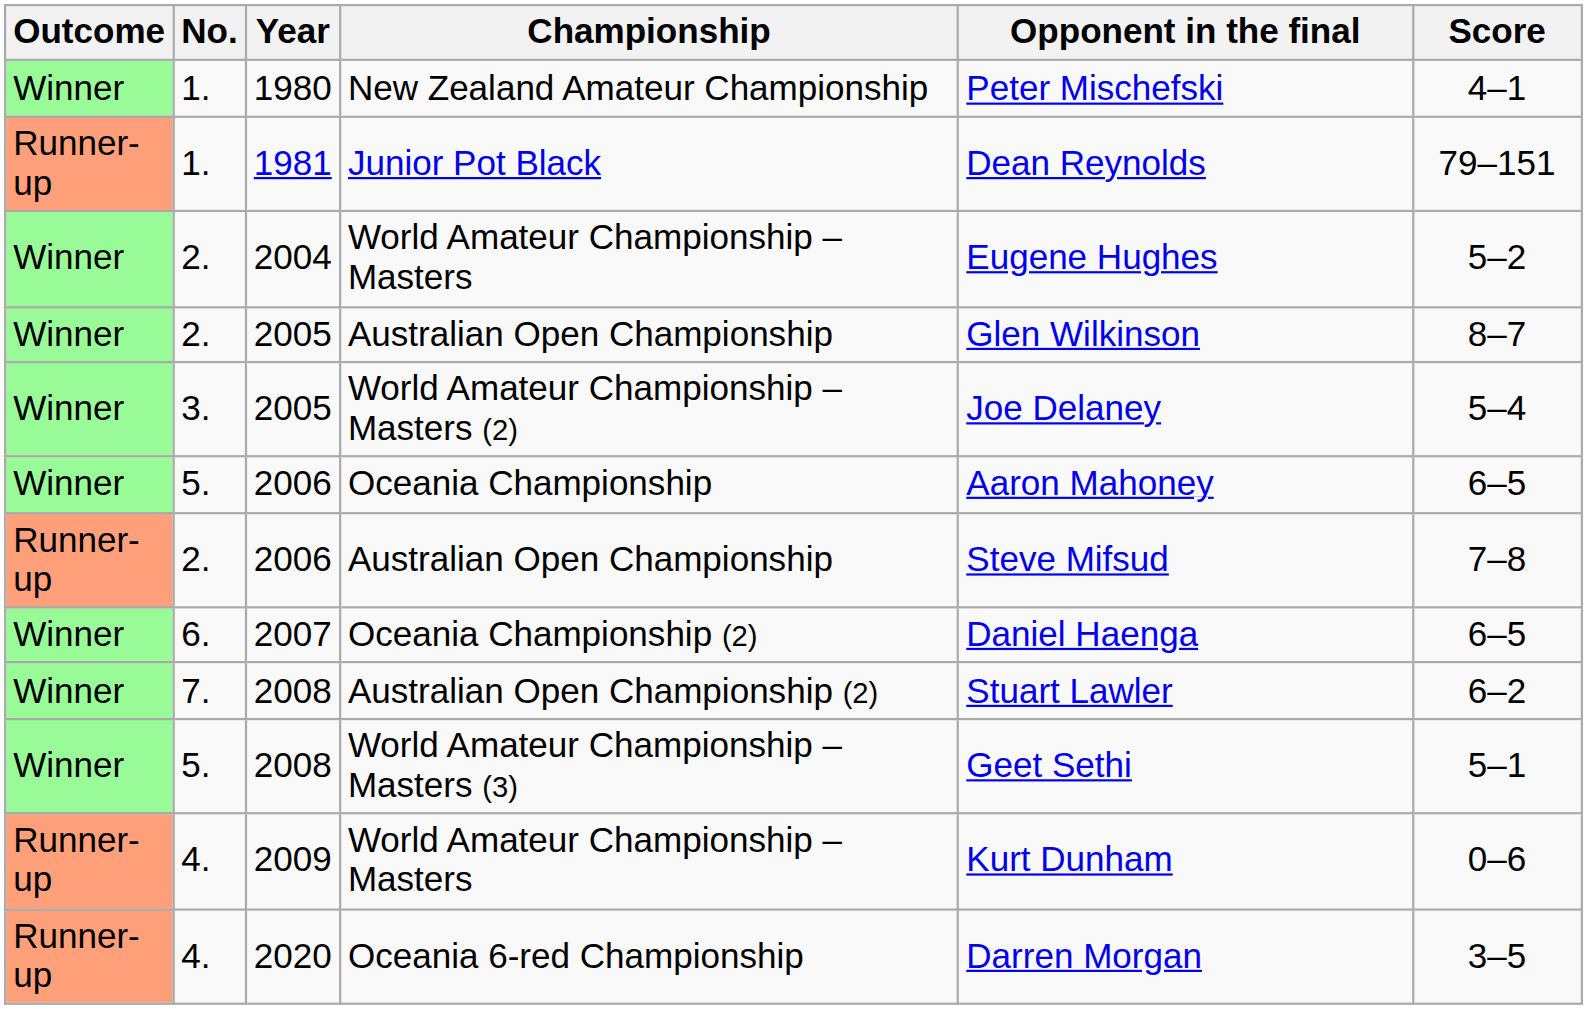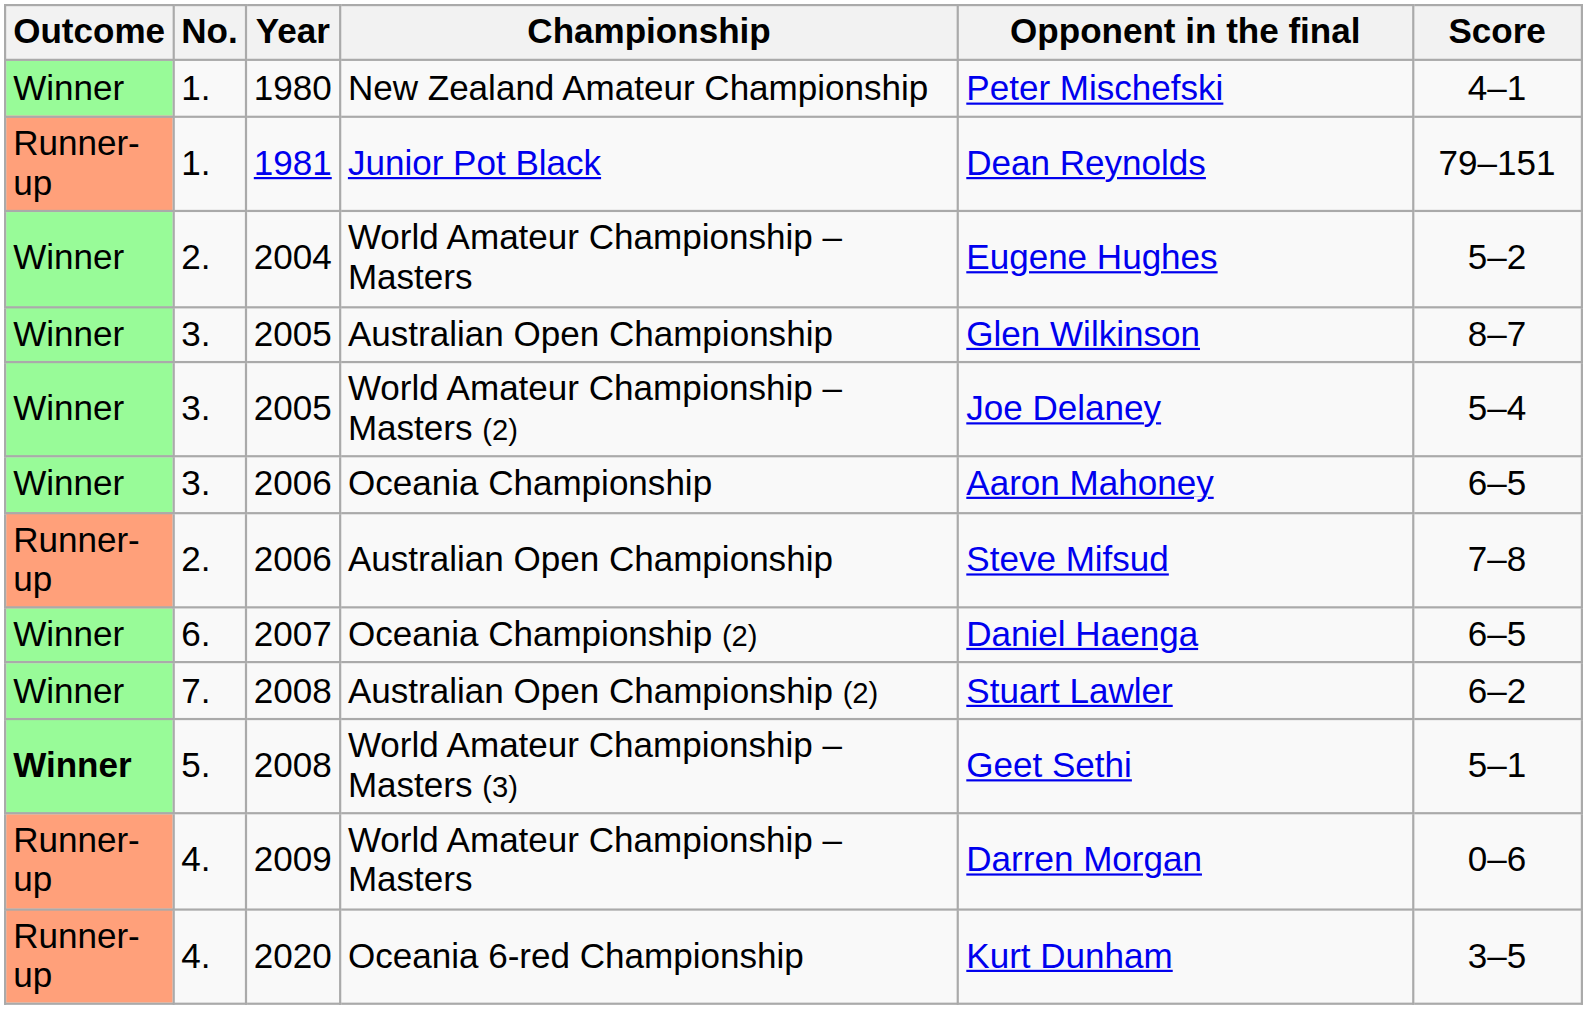(196, 333) 2. -> (196, 333) 3.
(196, 483) 5. -> (196, 483) 3.
(69, 765) normal -> (72, 765) bold
(1070, 860) Kurt Dunham -> (1084, 860) Darren Morgan
(1084, 955) Darren Morgan -> (1070, 955) Kurt Dunham
